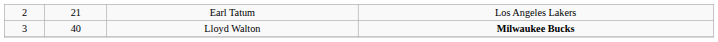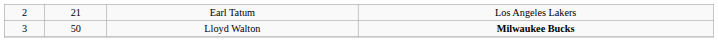(76, 28) 40 -> (76, 28) 50
